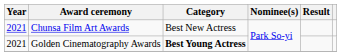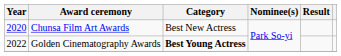(17, 28) 2021 -> (17, 28) 2020
(17, 43) 2021 -> (17, 43) 2022
